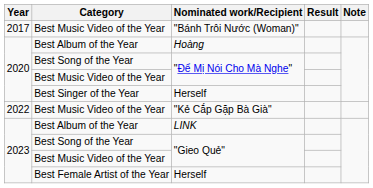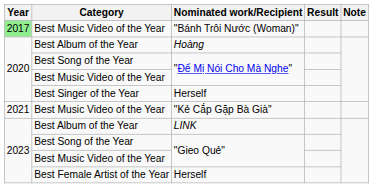(18, 28) no background -> (18, 28) lightgreen background
(18, 110) 2022 -> (18, 110) 2021
